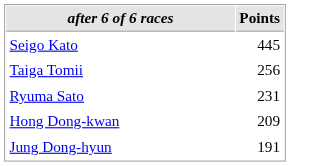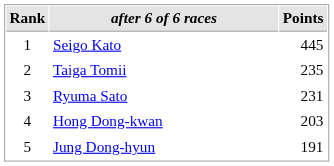+ column: (27, 18)
(269, 70) 256 -> (312, 70) 235
(269, 121) 209 -> (312, 121) 203
